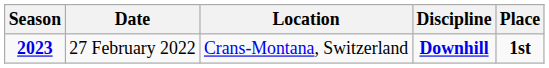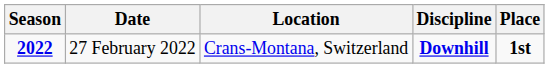(35, 48) 2023 -> (35, 48) 2022
